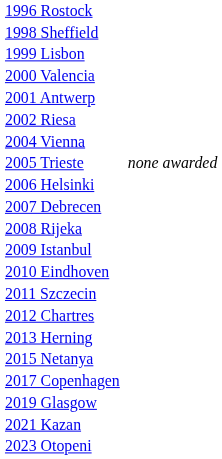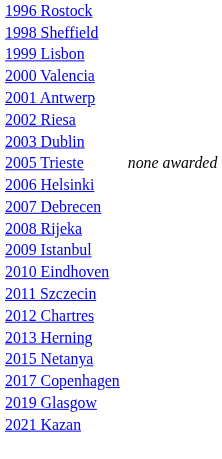+ row: (45, 141)
- row: (45, 141)
- row: (48, 446)
